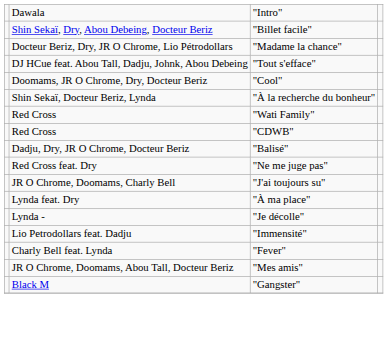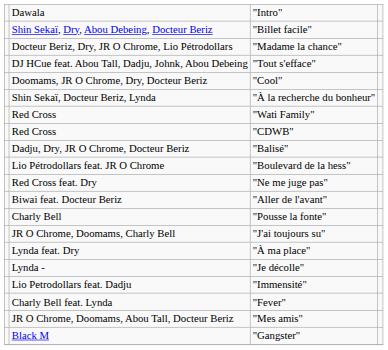+ row: (302, 166)
+ row: (290, 200)
+ row: (290, 217)
